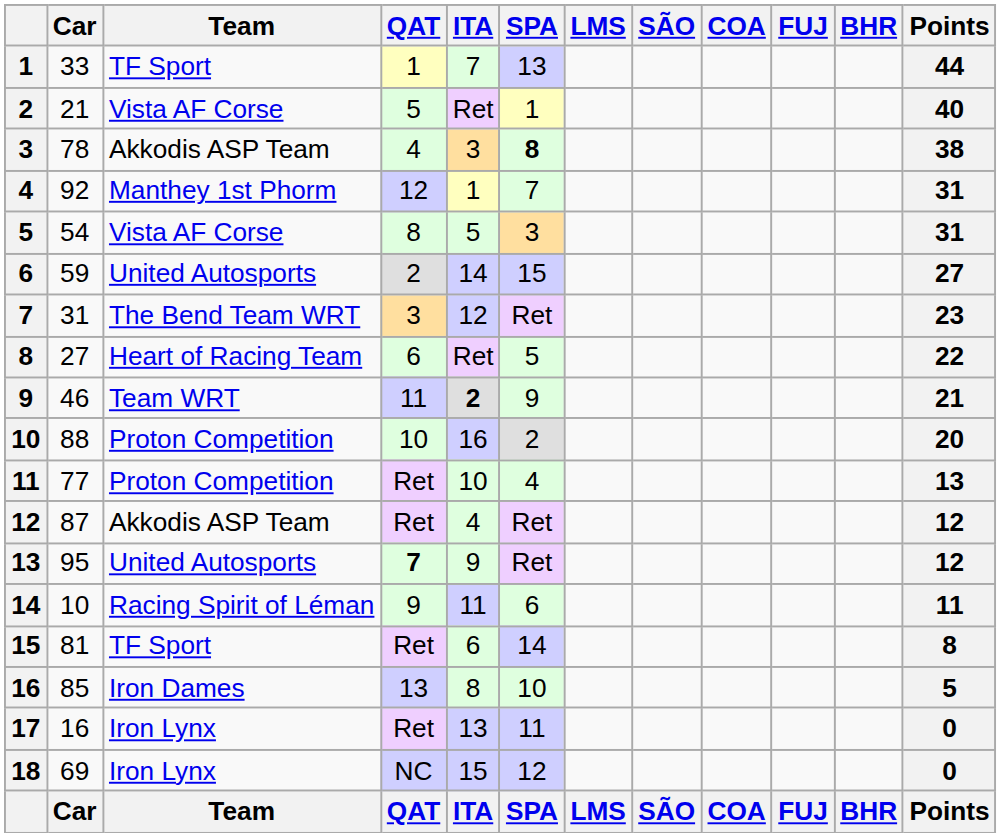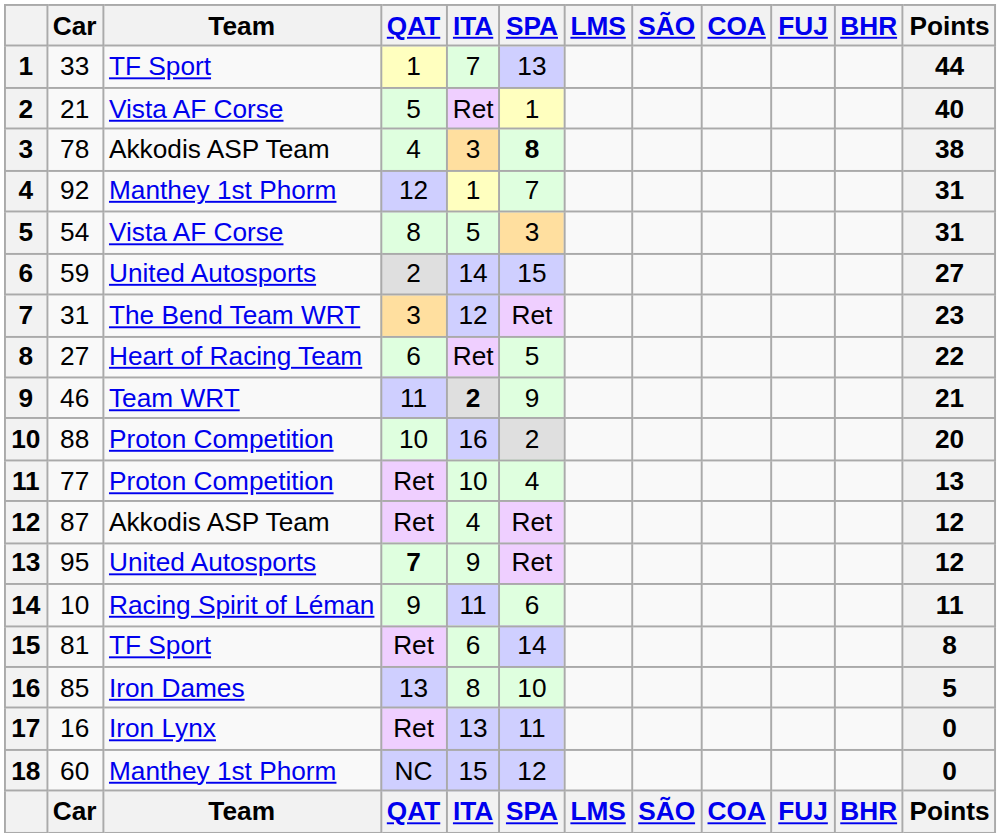(75, 770) 69 -> (75, 770) 60
(162, 770) Iron Lynx -> (223, 770) Manthey 1st Phorm
